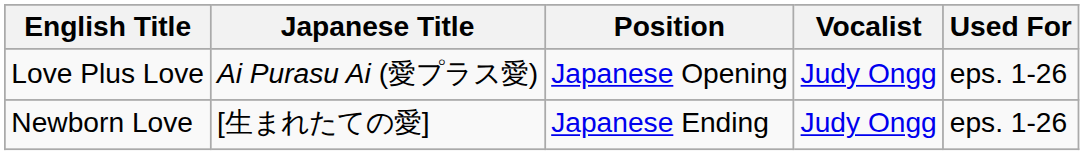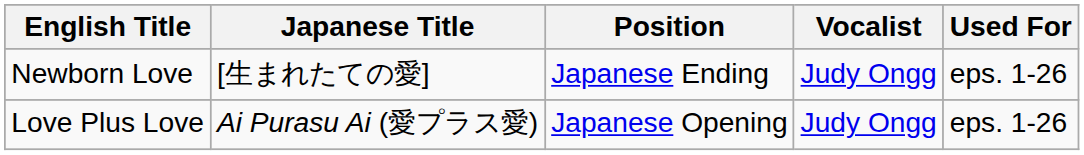rows swapped: (108, 74) <-> (102, 124)
